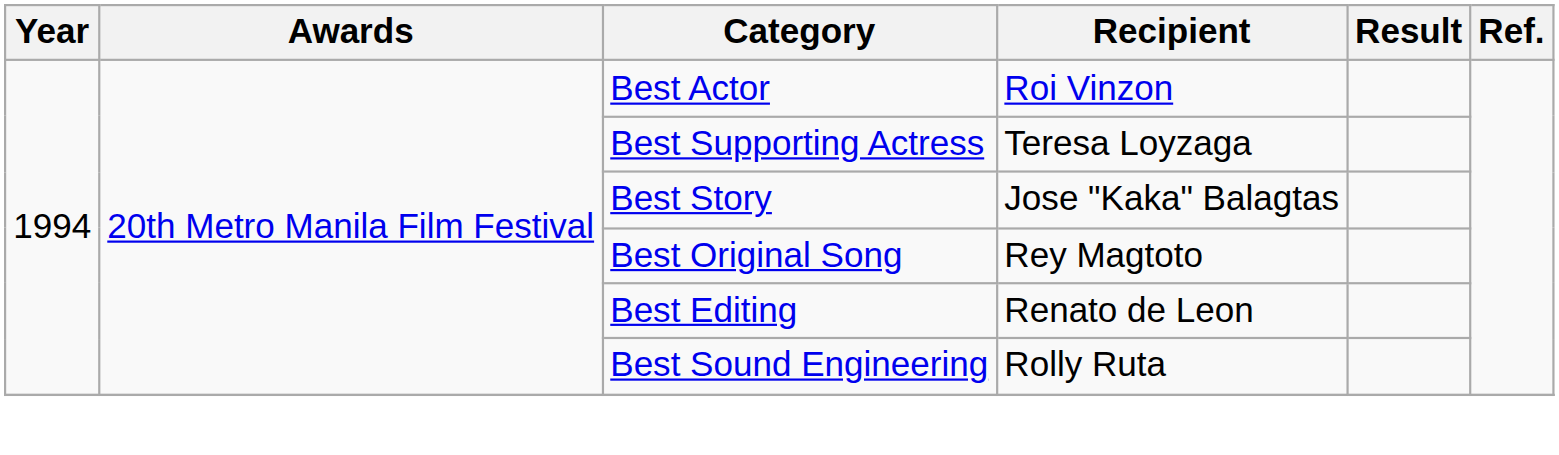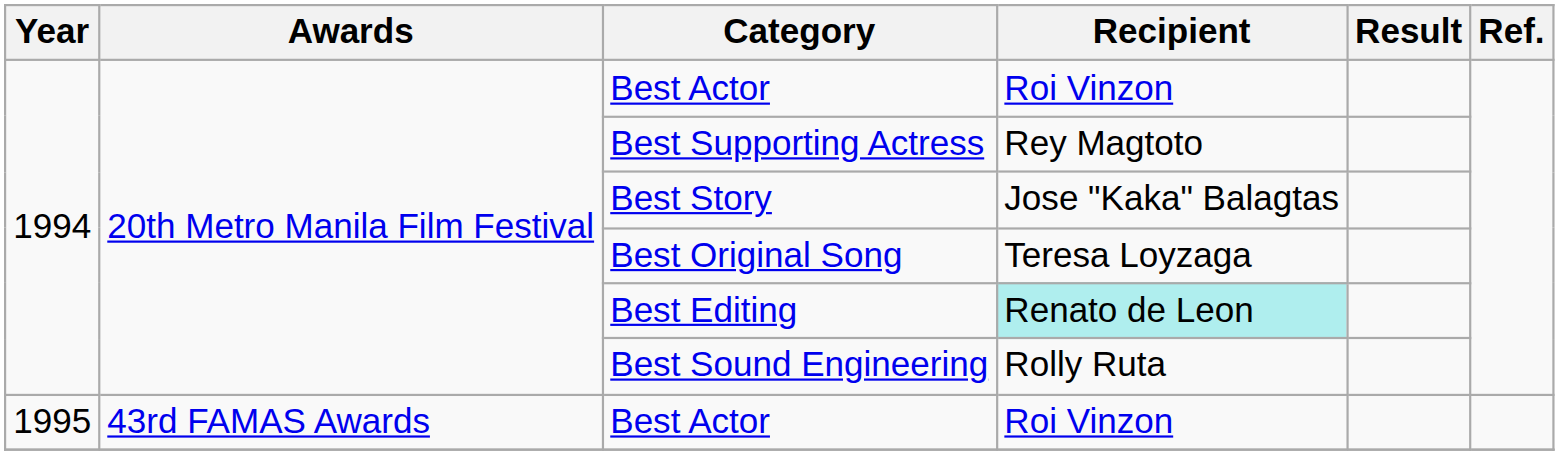(1128, 143) Teresa Loyzaga -> (1104, 143) Rey Magtoto
(1104, 254) Rey Magtoto -> (1128, 254) Teresa Loyzaga
(1129, 310) no background -> (1129, 310) paleturquoise background
+ row: (52, 421)
